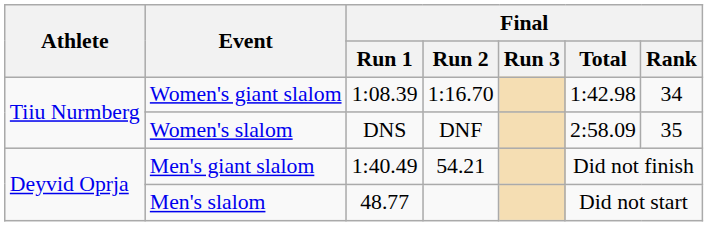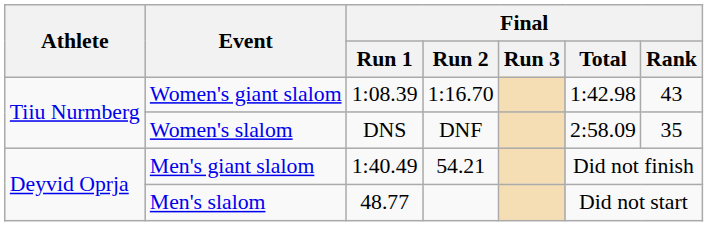(671, 94) 34 -> (671, 94) 43
